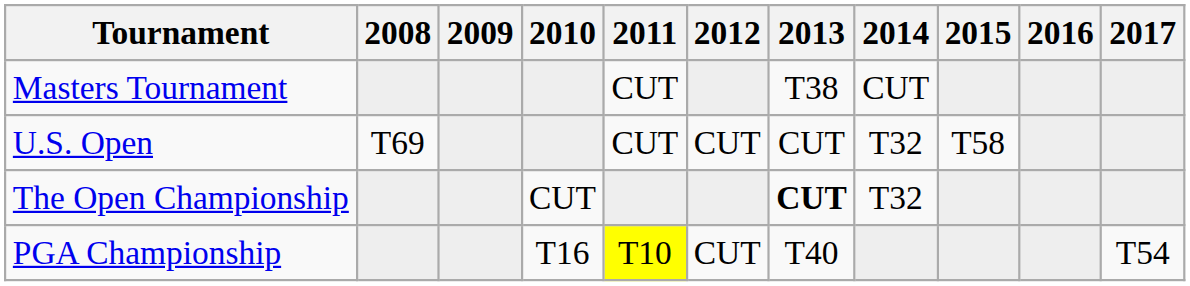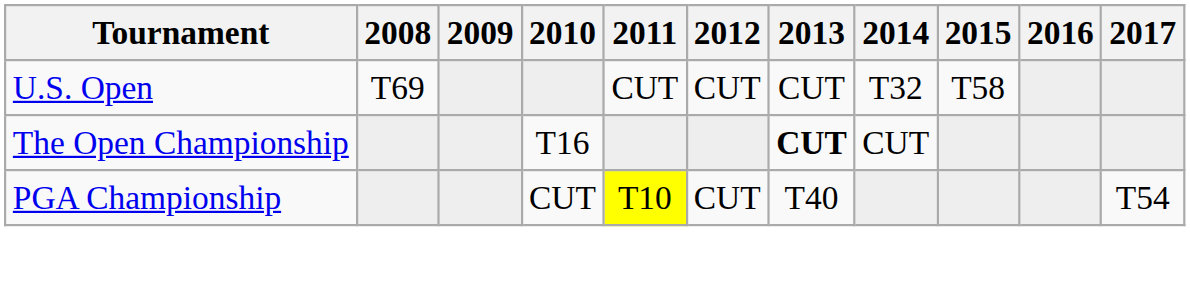- row: (150, 87)
(562, 197) CUT -> (562, 142) T16
(896, 197) T32 -> (896, 142) CUT
(562, 252) T16 -> (562, 197) CUT
